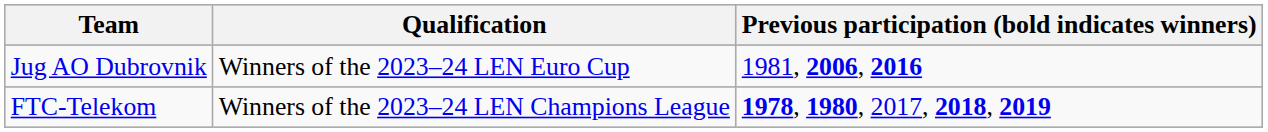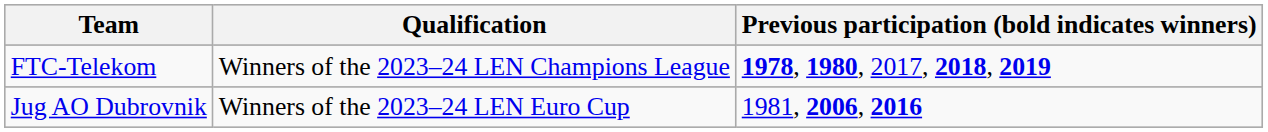rows swapped: (84, 106) <-> (109, 65)
